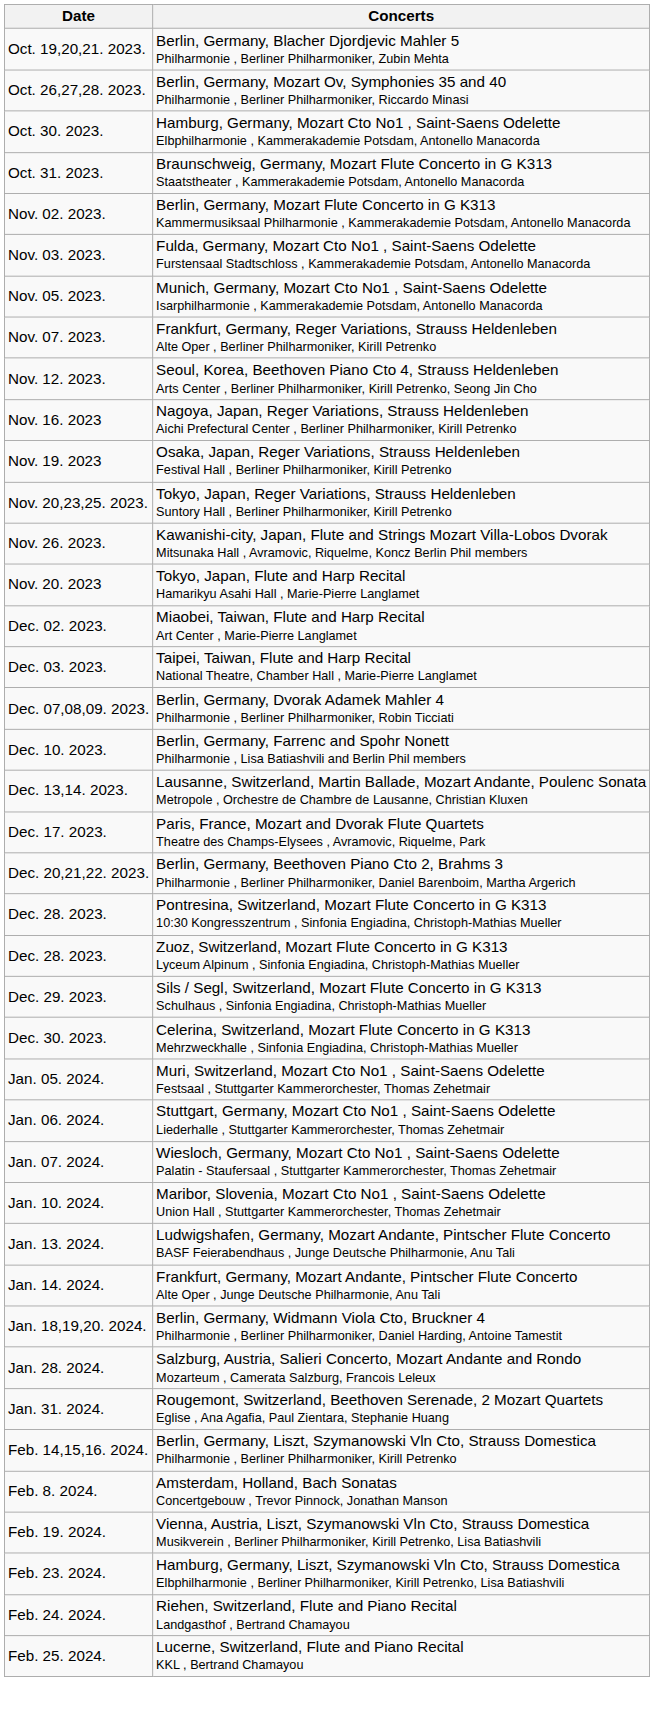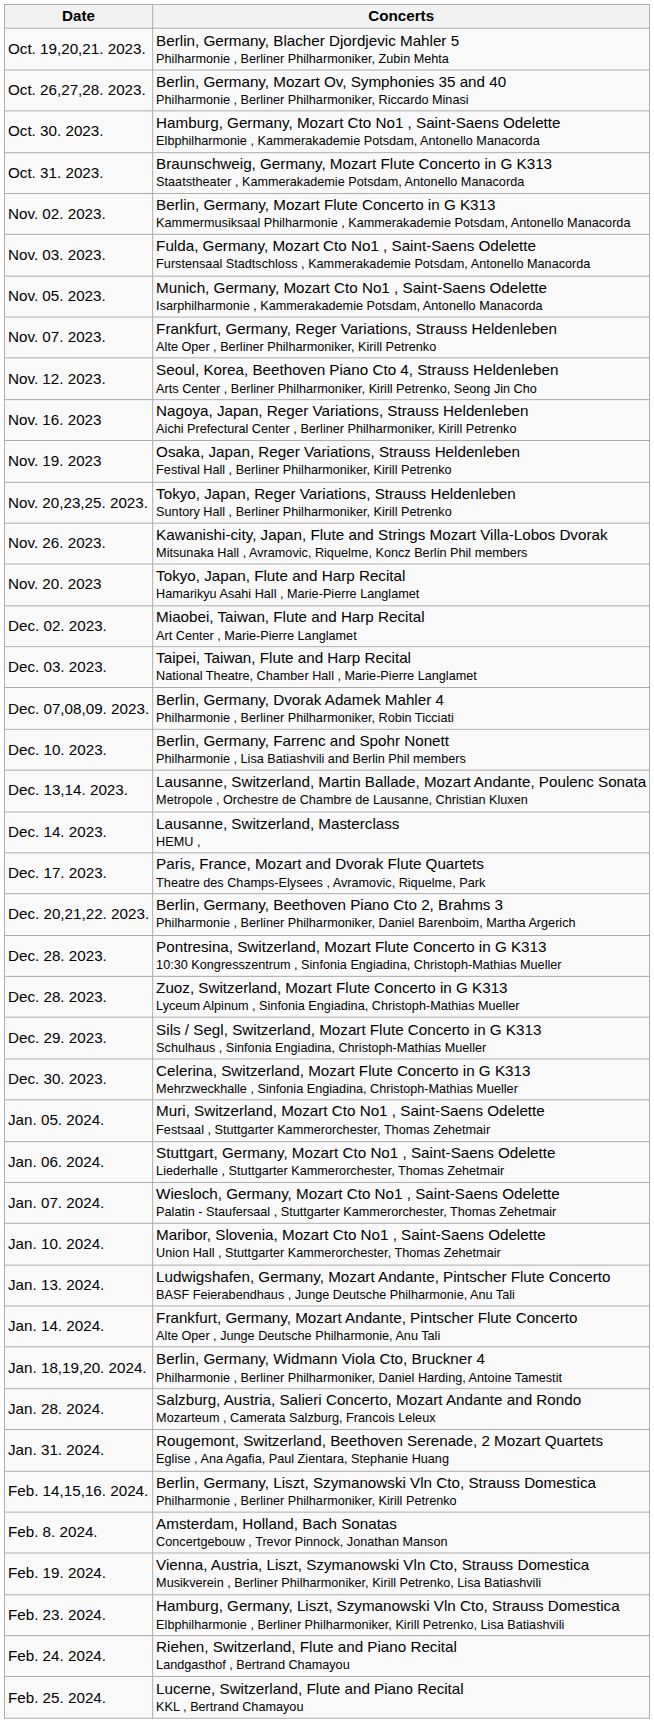+ row: (278, 832)
